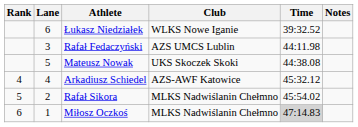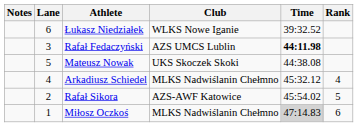columns swapped: (19, 12) <-> (338, 12)
(302, 46) normal -> (302, 46) bold
(196, 79) AZS-AWF Katowice -> (215, 79) MLKS Nadwiślanin Chełmno
(215, 96) MLKS Nadwiślanin Chełmno -> (196, 96) AZS-AWF Katowice
